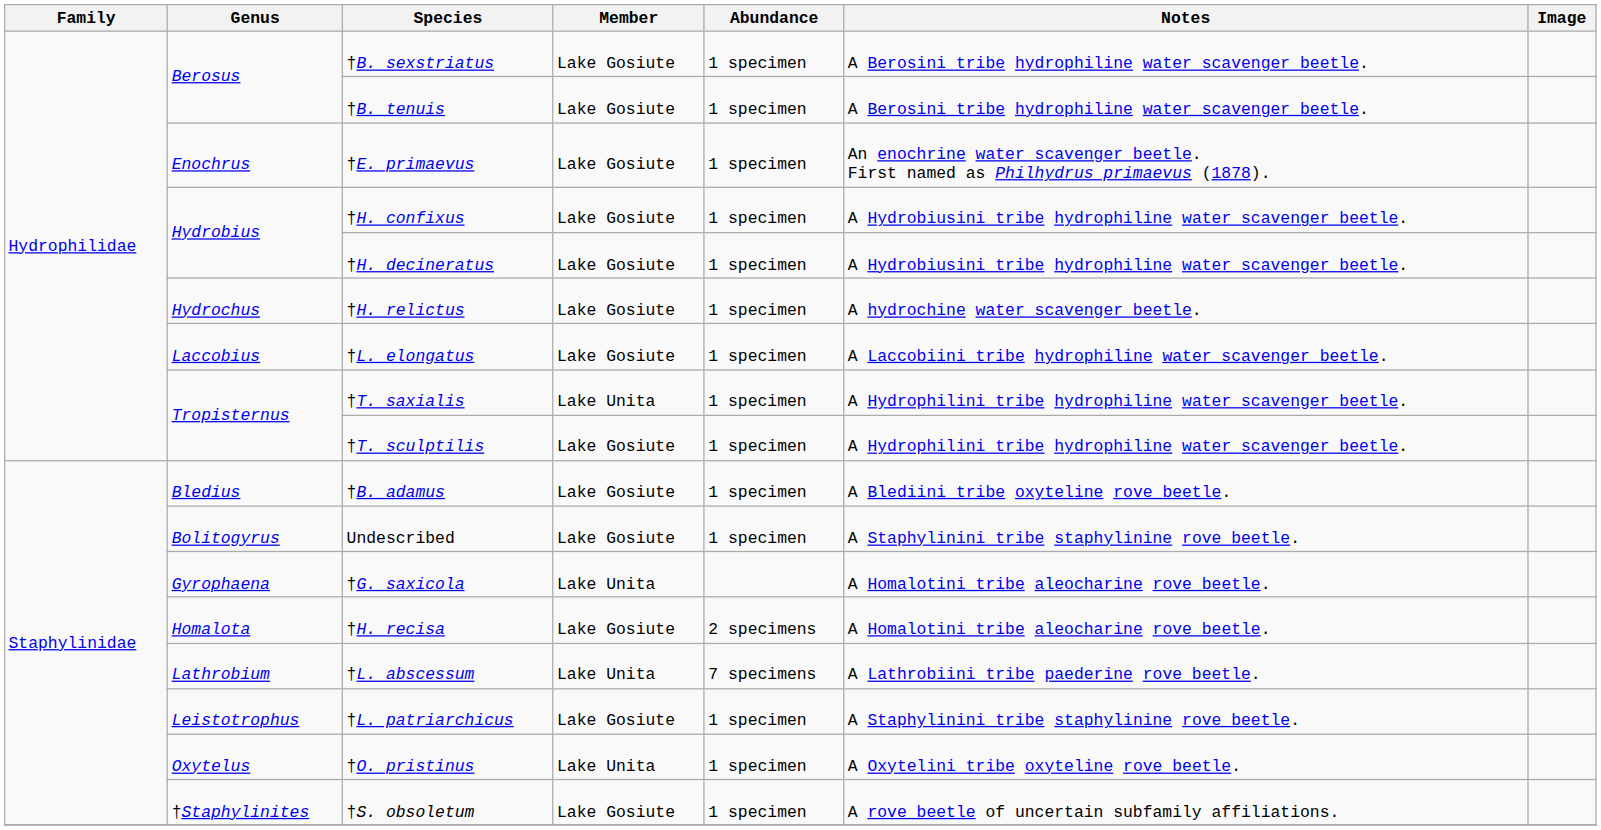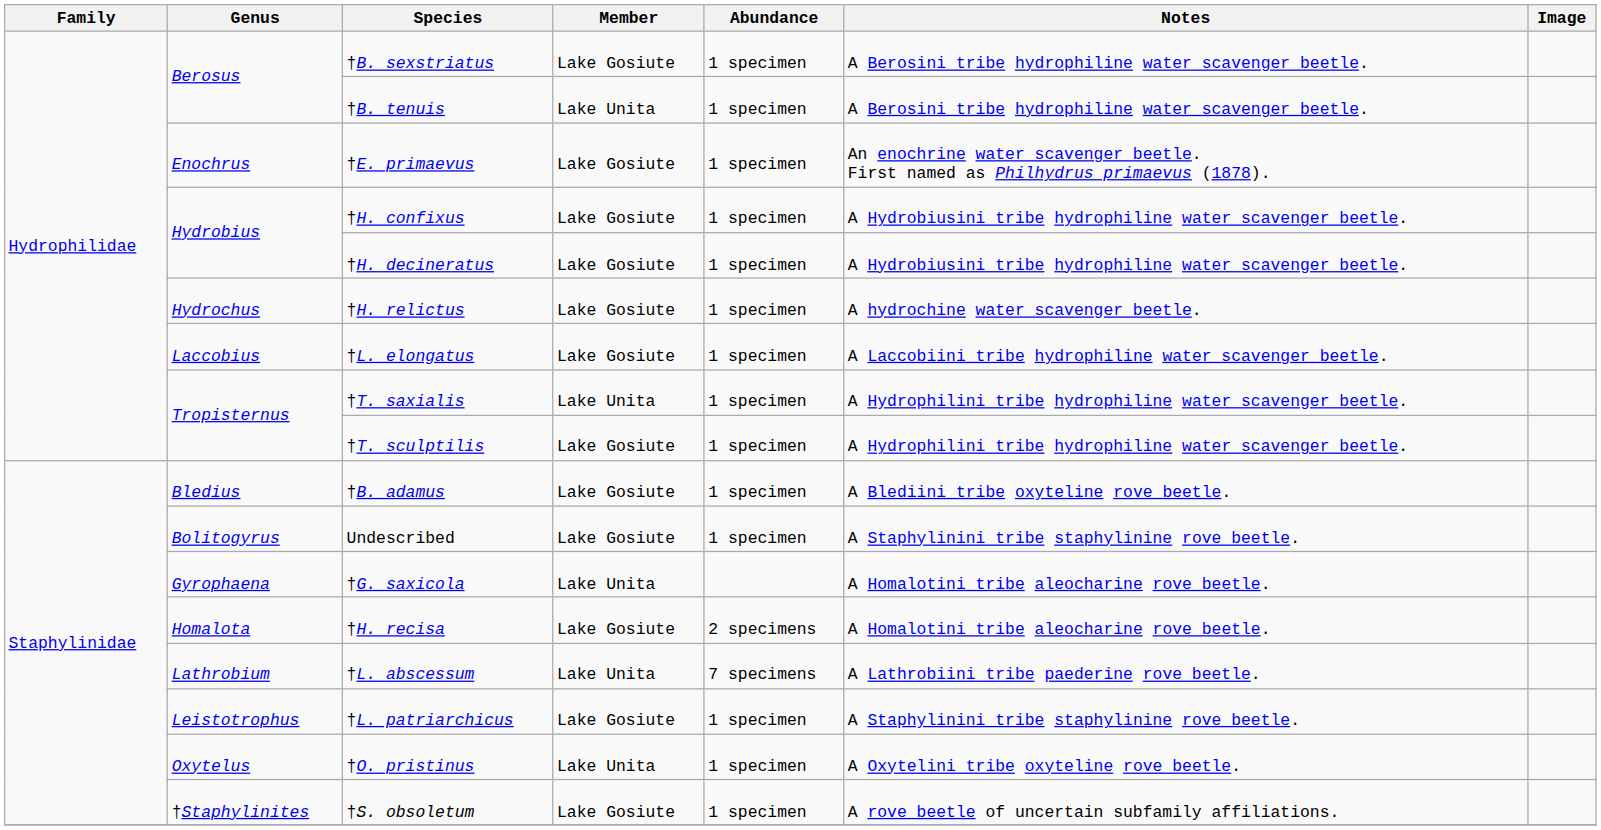(616, 109) Lake Gosiute -> (606, 109) Lake Unita
